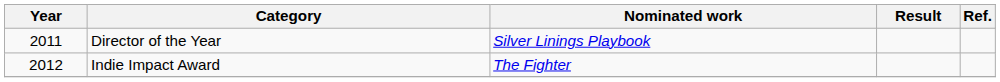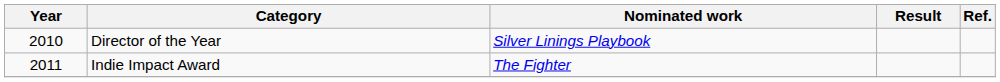(46, 40) 2011 -> (46, 40) 2010
(46, 64) 2012 -> (46, 64) 2011
